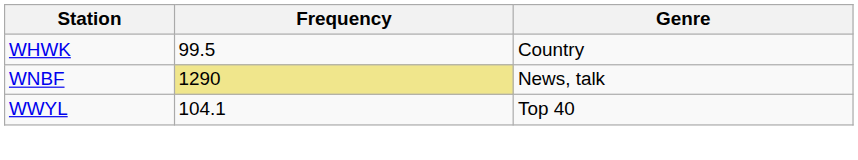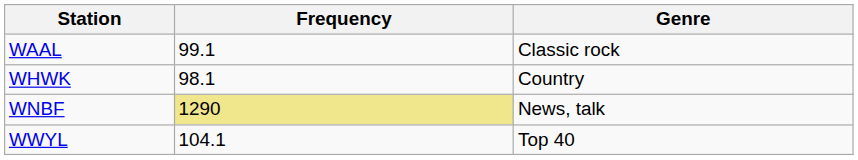+ row: (35, 49)
(197, 49) 99.5 -> (197, 79) 98.1
